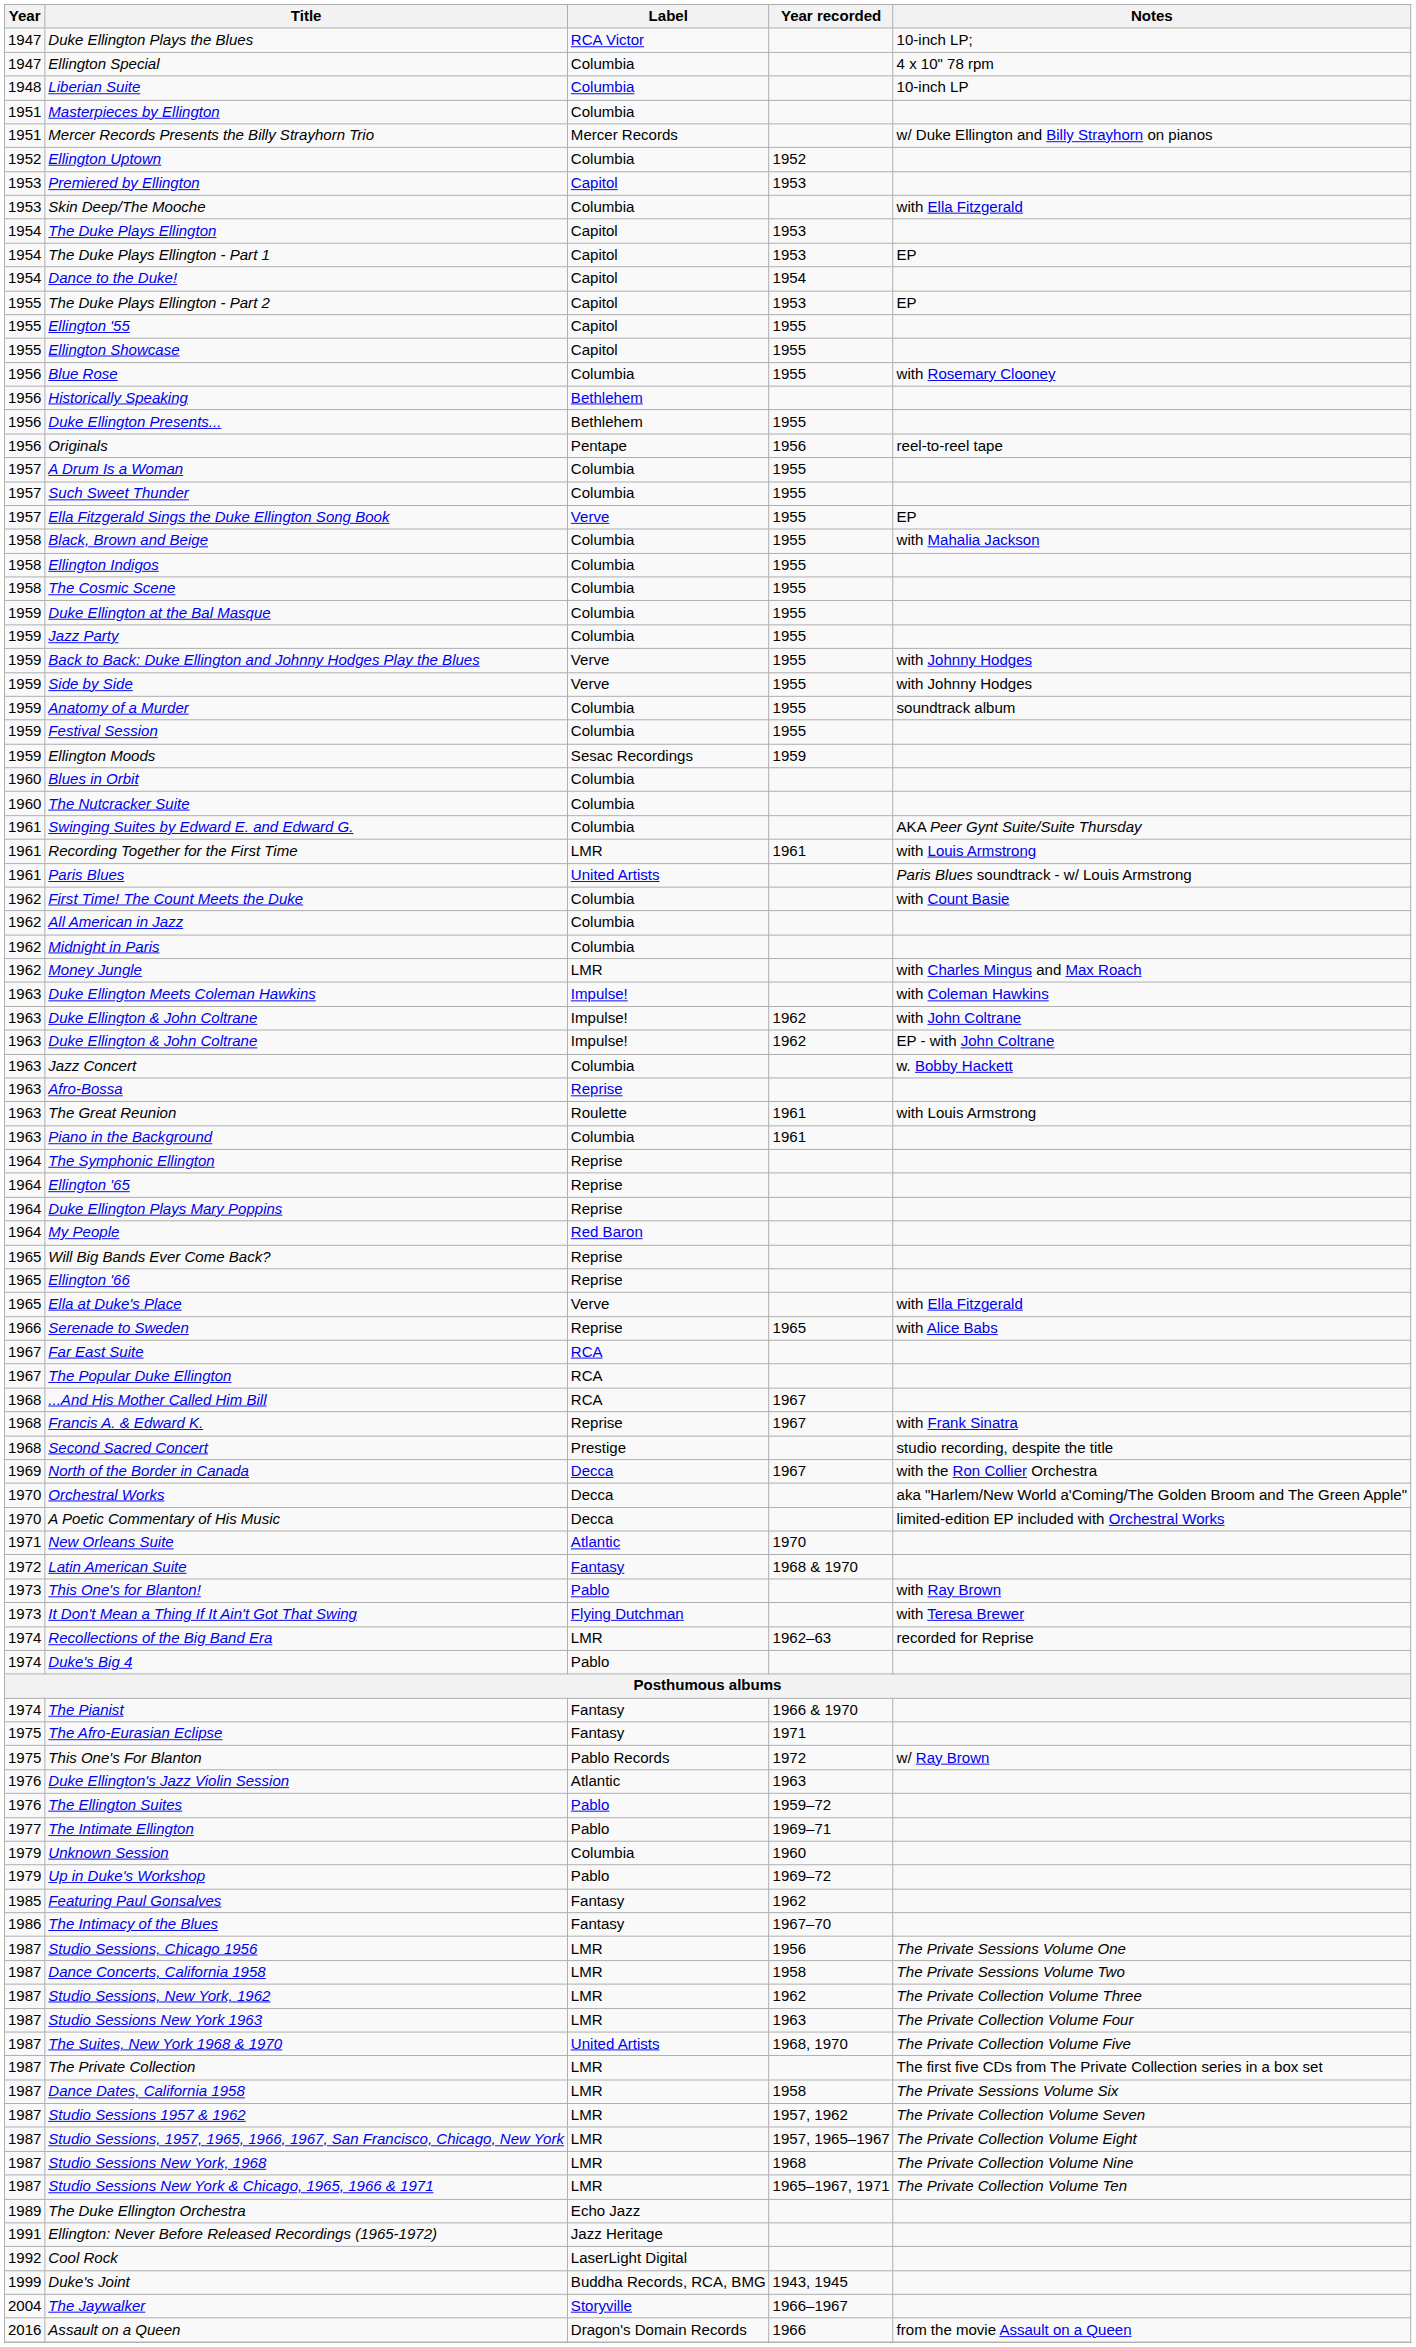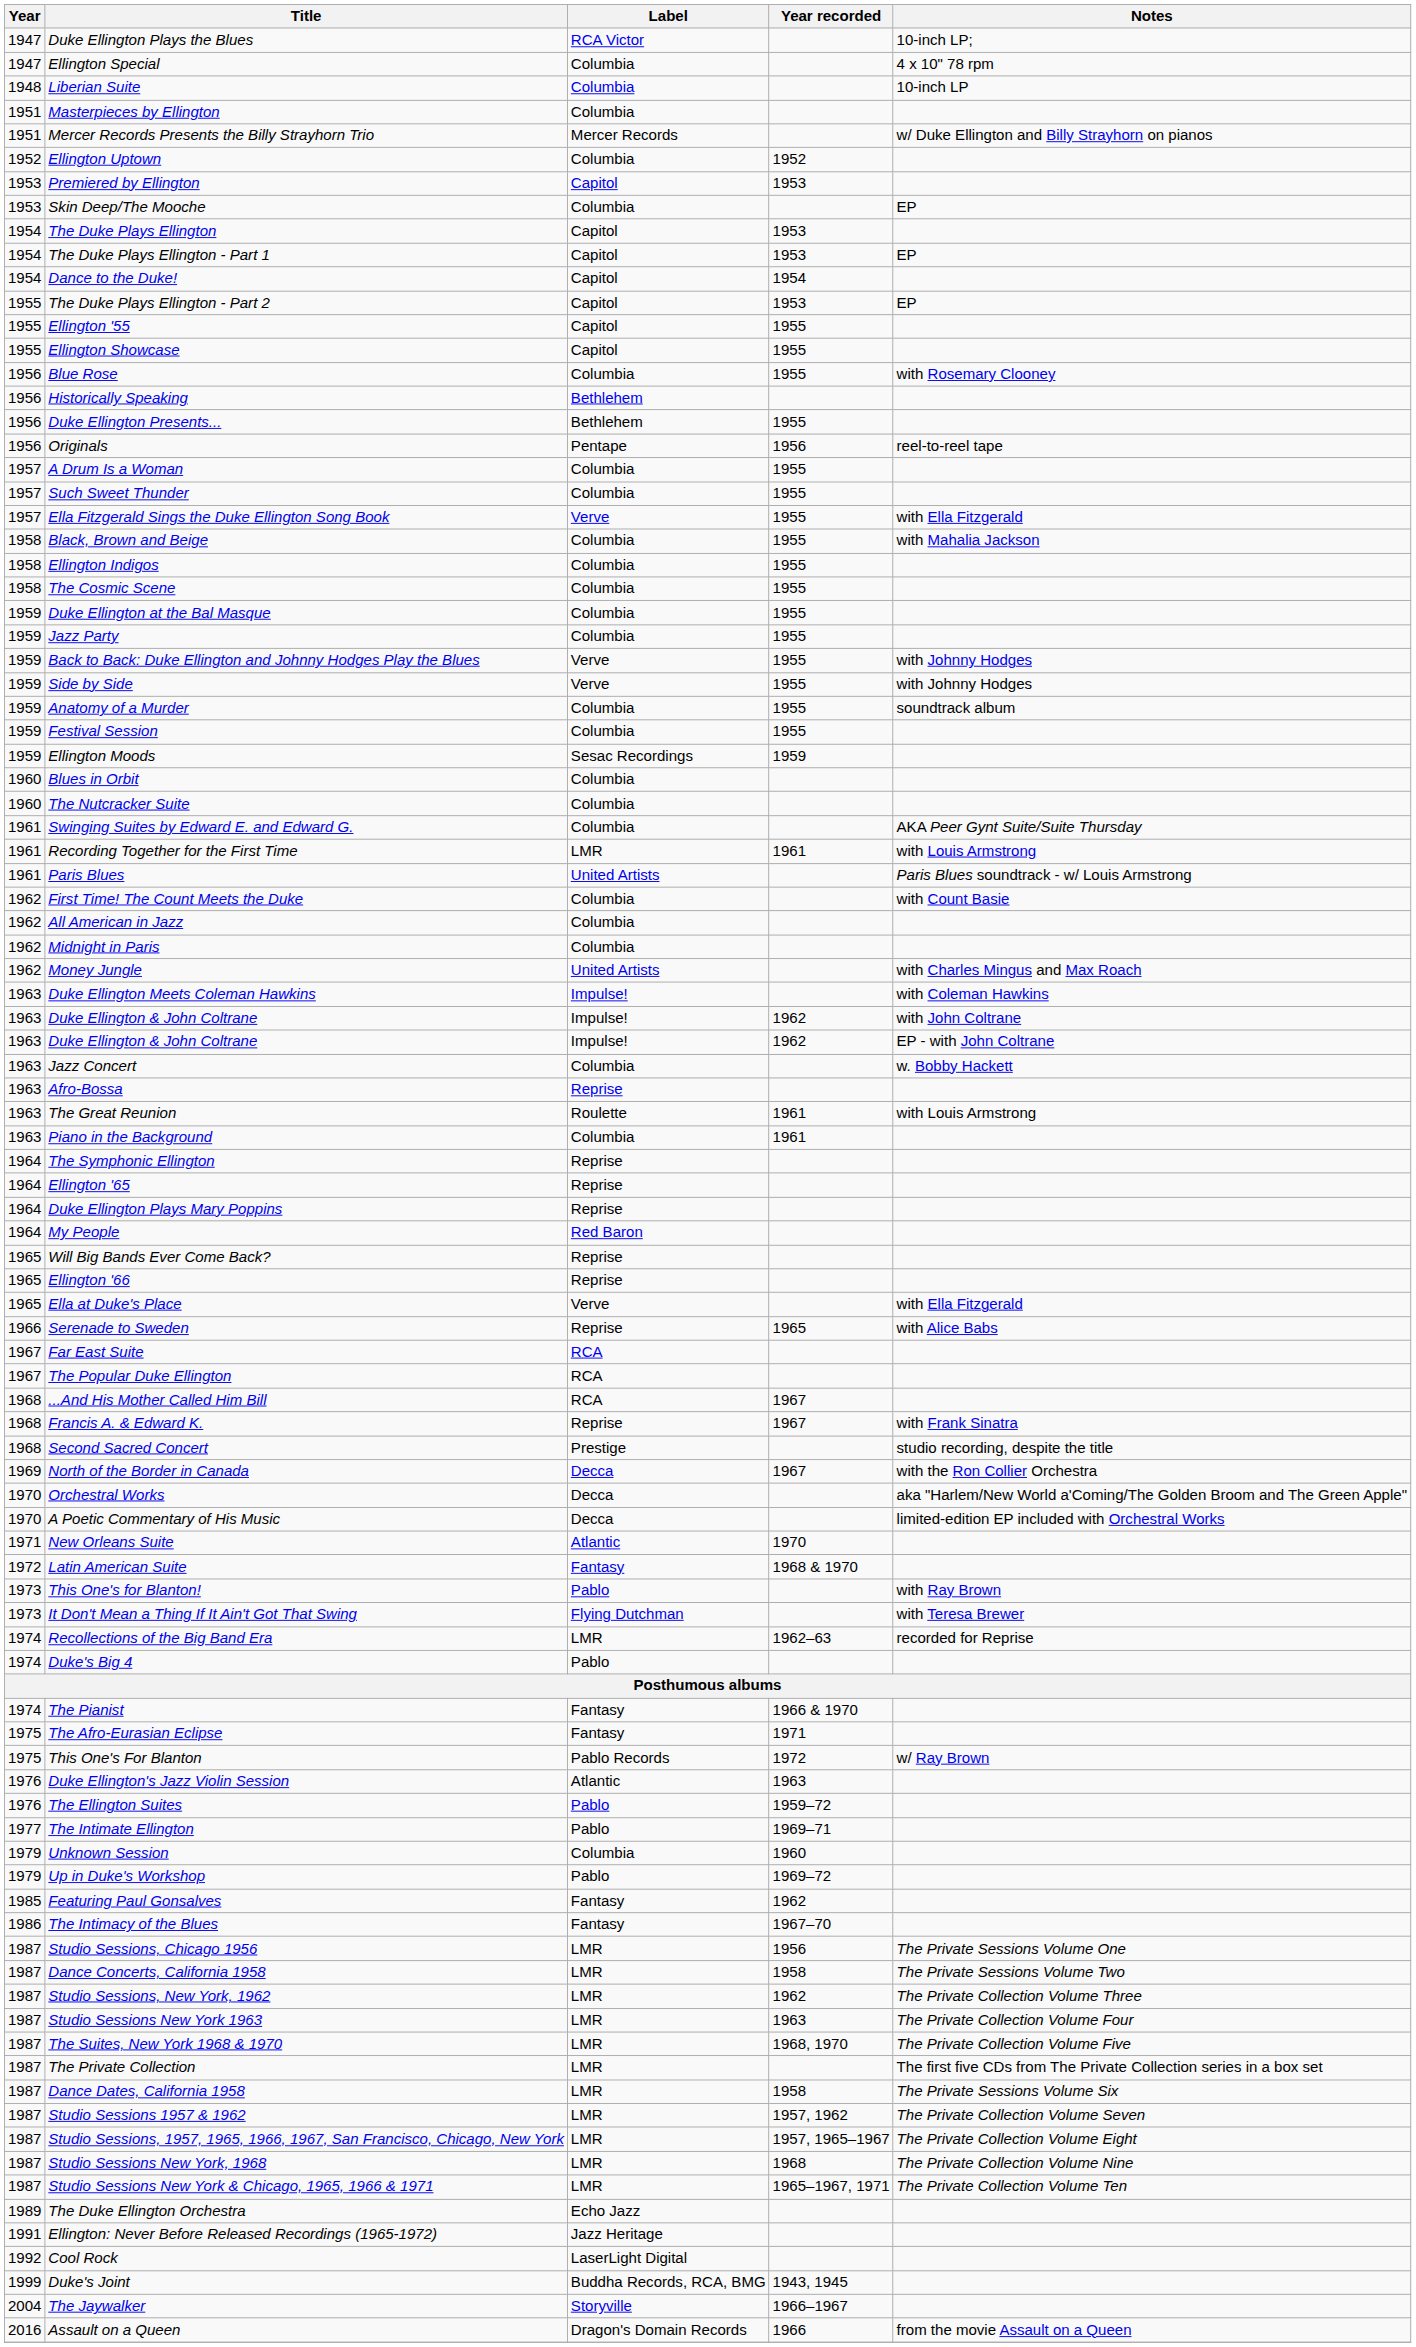(960, 207) with Ella Fitzgerald -> (907, 207) EP
(907, 517) EP -> (960, 517) with Ella Fitzgerald
(587, 970) LMR -> (615, 970) United Artists
(615, 2043) United Artists -> (587, 2043) LMR
